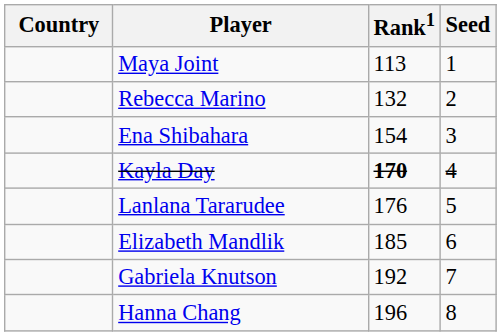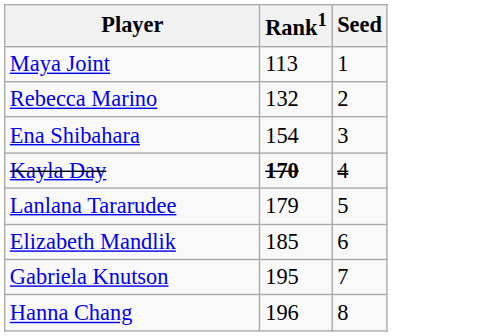- column: (59, 25)
(390, 205) 176 -> (282, 205) 179
(390, 276) 192 -> (282, 276) 195
